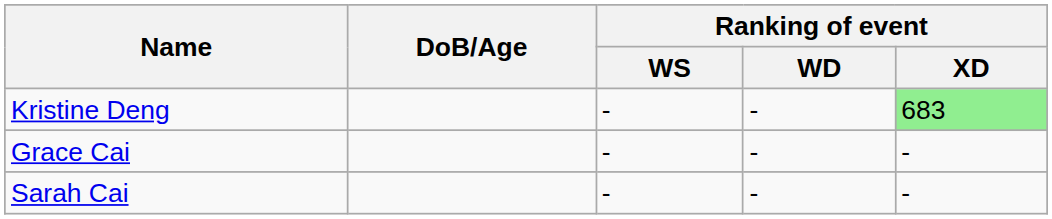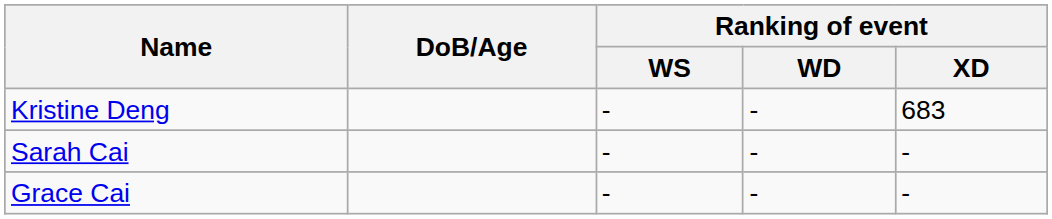(923, 110) lightgreen background -> (923, 110) no background
rows swapped: (71, 152) <-> (70, 193)
